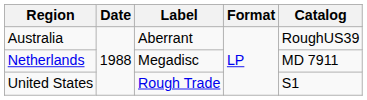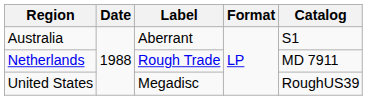(321, 38) RoughUS39 -> (290, 38) S1
(169, 60) Megadisc -> (179, 60) Rough Trade
(179, 83) Rough Trade -> (169, 83) Megadisc
(290, 83) S1 -> (321, 83) RoughUS39
